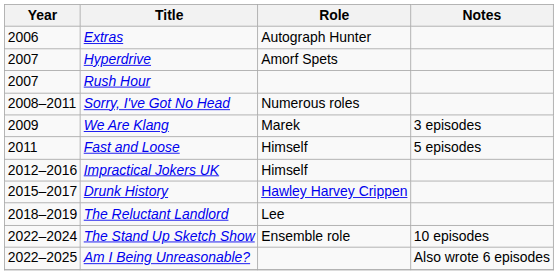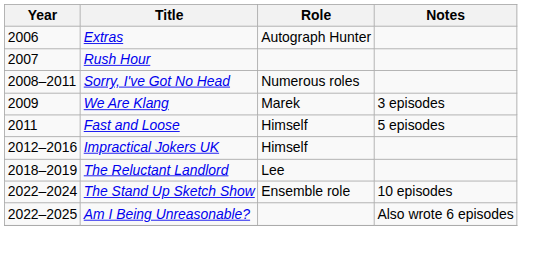- row: (117, 59)
- row: (126, 192)
